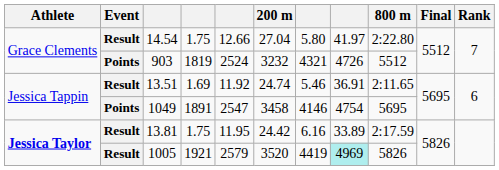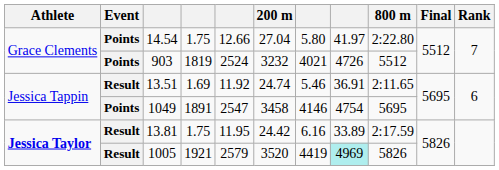(122, 39) Result -> (122, 39) Points
(313, 62) 4321 -> (313, 62) 4021
